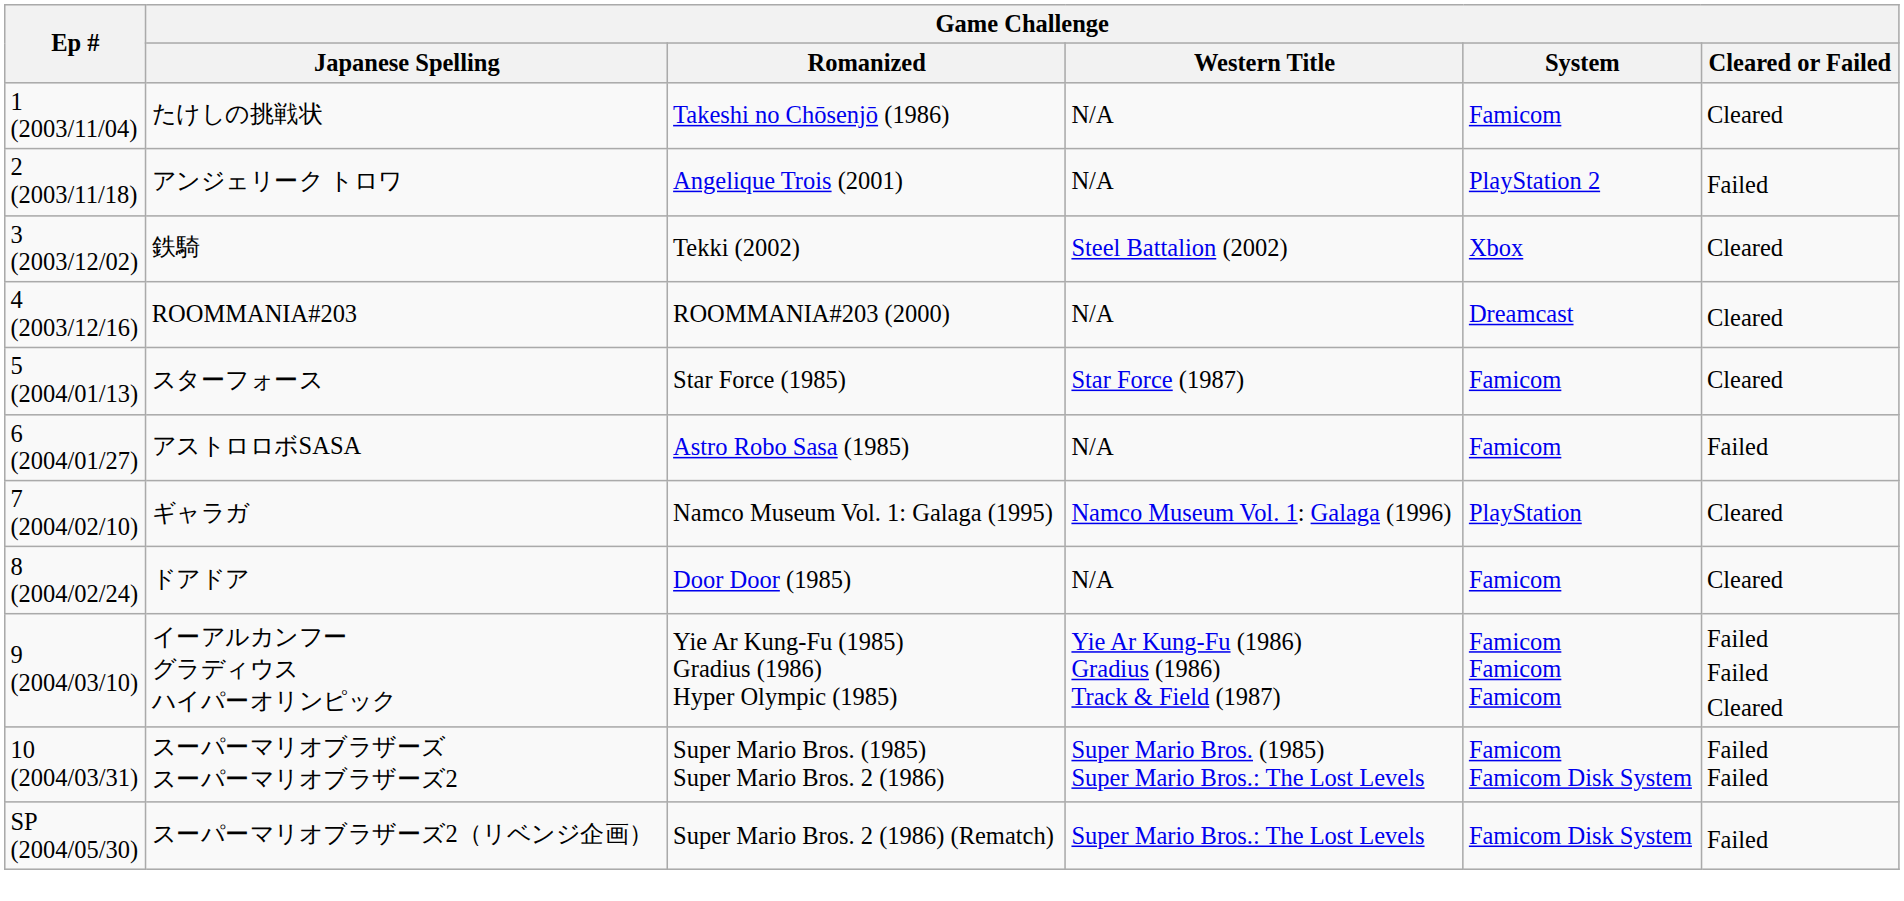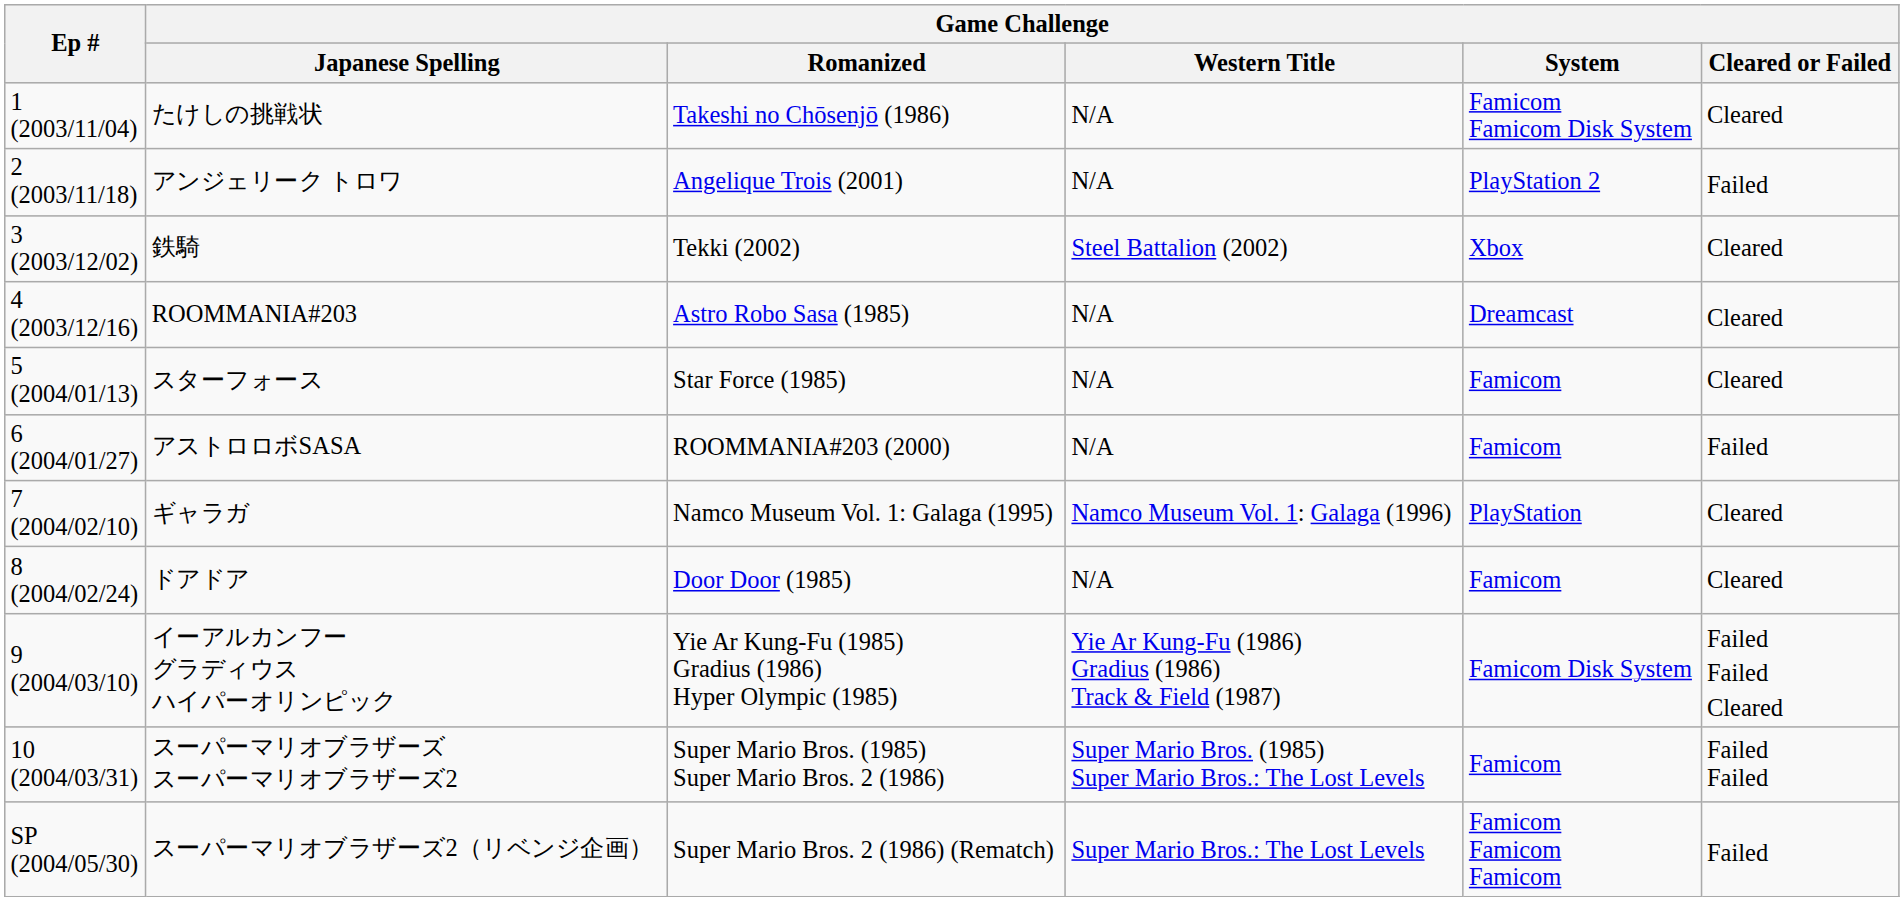(1515, 115) Famicom -> (1580, 115) Famicom Famicom Disk System
(811, 314) ROOMMANIA#203 (2000) -> (791, 314) Astro Robo Sasa (1985)
(1158, 380) Star Force (1987) -> (1093, 380) N/A
(791, 447) Astro Robo Sasa (1985) -> (811, 447) ROOMMANIA#203 (2000)
(1515, 669) Famicom Famicom Famicom -> (1580, 669) Famicom Disk System
(1580, 764) Famicom Famicom Disk System -> (1515, 764) Famicom
(1580, 835) Famicom Disk System -> (1515, 849) Famicom Famicom Famicom
